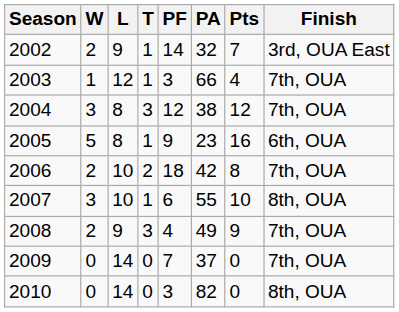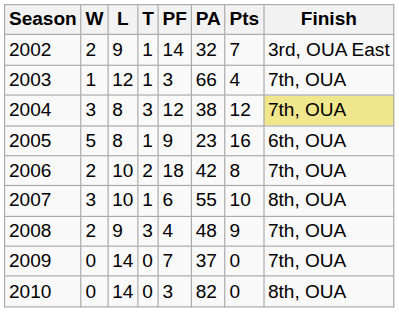(307, 110) no background -> (307, 110) khaki background
(206, 230) 49 -> (206, 230) 48
